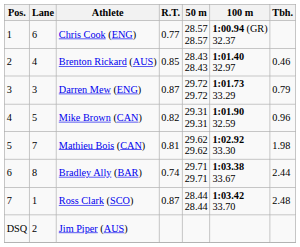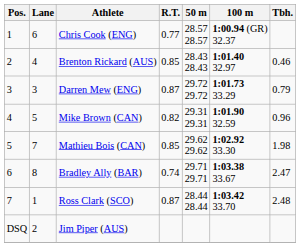(170, 145) 0.81 -> (170, 145) 0.85
(281, 173) 2.44 -> (281, 173) 2.47
